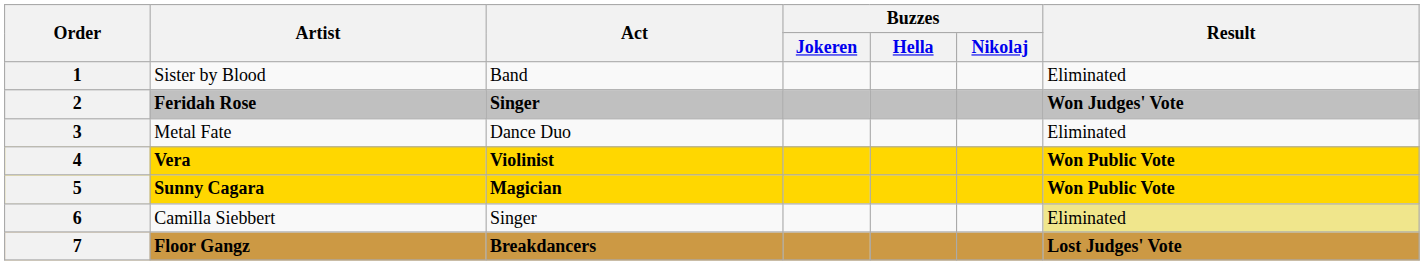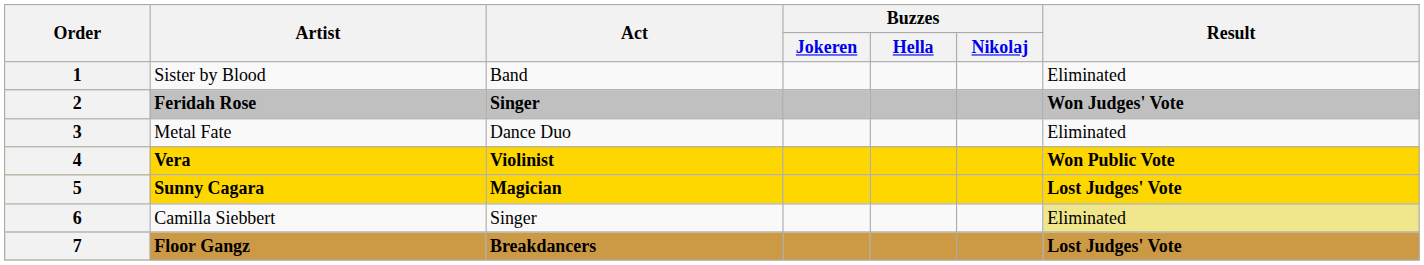(1111, 189) Won Public Vote -> (1115, 189) Lost Judges' Vote
